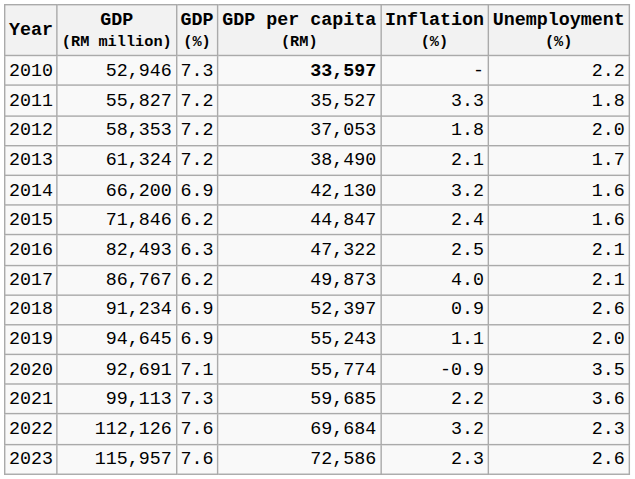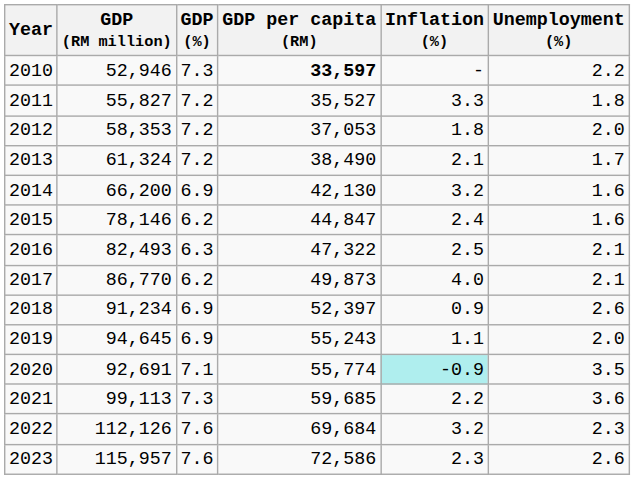(139, 220) 71,846 -> (139, 220) 78,146
(139, 280) 86,767 -> (139, 280) 86,770
(462, 369) no background -> (462, 369) paleturquoise background
